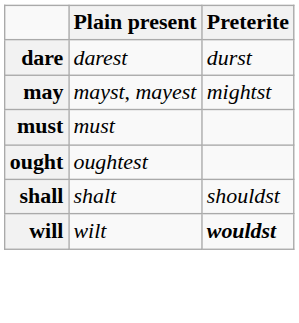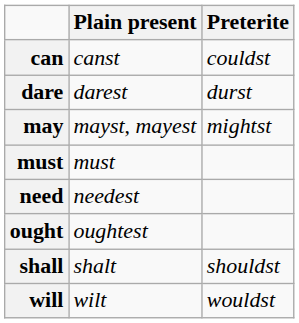+ row: (47, 57)
+ row: (41, 196)
(241, 231) bold -> (241, 300) normal
